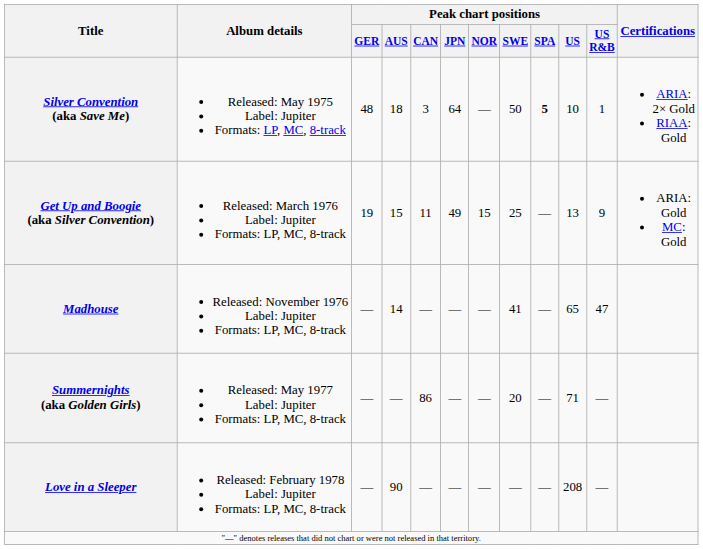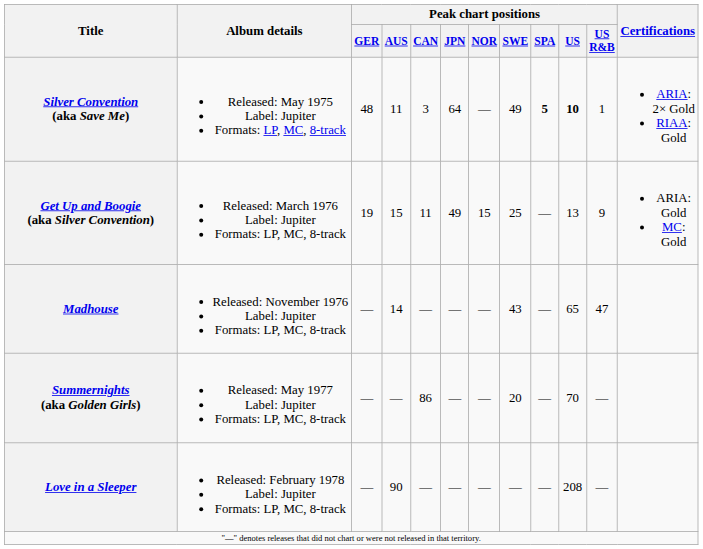(396, 109) 18 -> (396, 109) 11
(515, 109) 50 -> (515, 109) 49
(573, 109) normal -> (573, 109) bold
(515, 308) 41 -> (515, 308) 43
(573, 398) 71 -> (573, 398) 70
